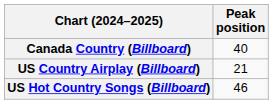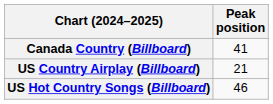(241, 48) 40 -> (241, 48) 41
